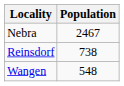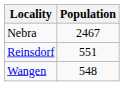(88, 52) 738 -> (88, 52) 551
